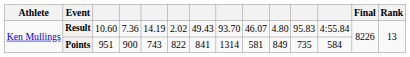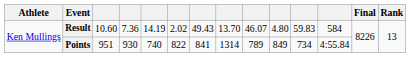(229, 29) 93.70 -> (229, 29) 13.70
(304, 29) 95.83 -> (304, 29) 59.83
(335, 29) 4:55.84 -> (335, 29) 584
(130, 45) 900 -> (130, 45) 930
(154, 45) 743 -> (154, 45) 740
(256, 45) 581 -> (256, 45) 789
(304, 45) 735 -> (304, 45) 734
(335, 45) 584 -> (335, 45) 4:55.84
